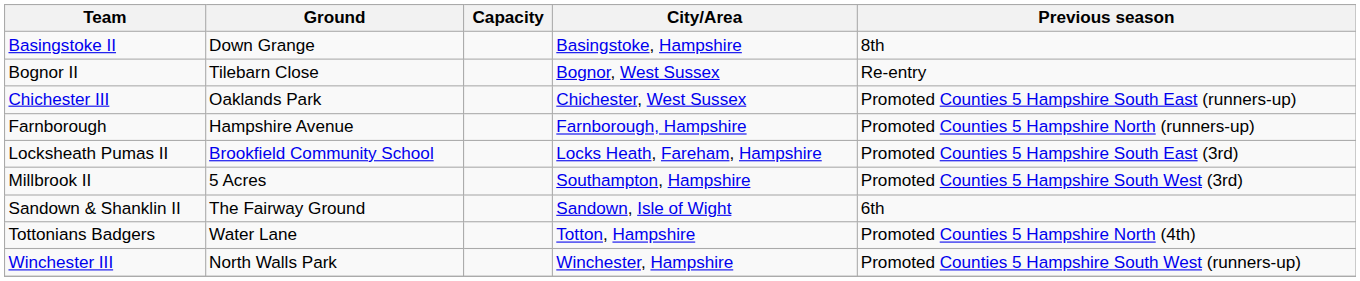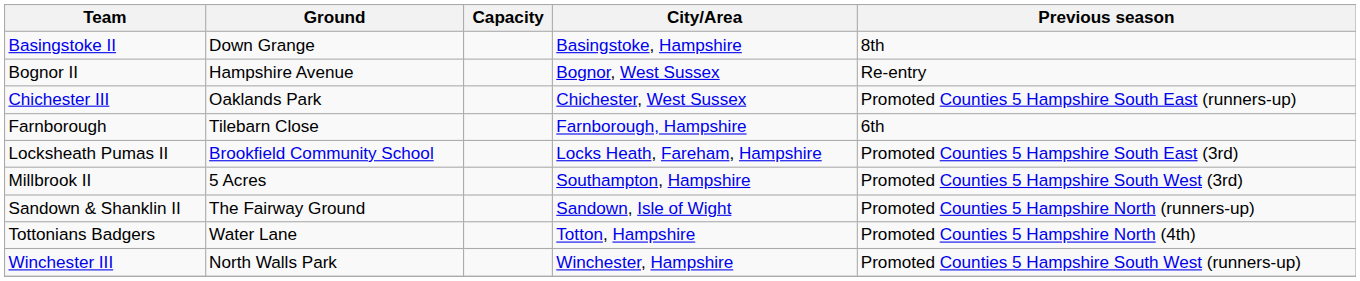(264, 72) Tilebarn Close -> (281, 72) Hampshire Avenue
(281, 126) Hampshire Avenue -> (264, 126) Tilebarn Close
(1058, 126) Promoted Counties 5 Hampshire North (runners-up) -> (873, 126) 6th
(873, 208) 6th -> (1058, 208) Promoted Counties 5 Hampshire North (runners-up)
